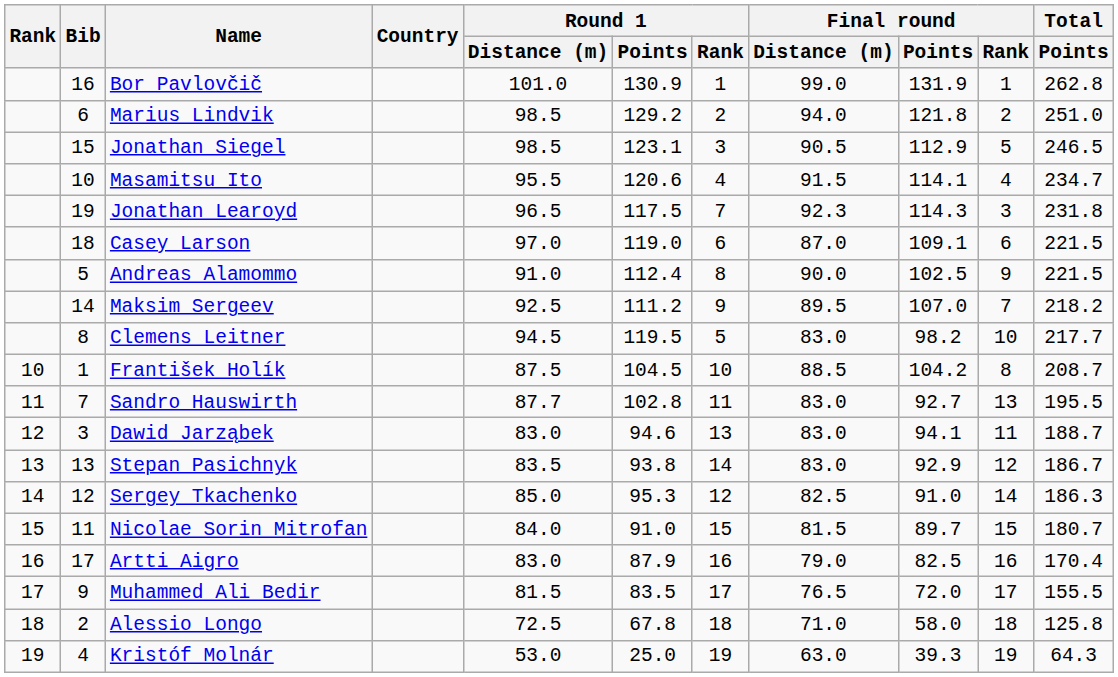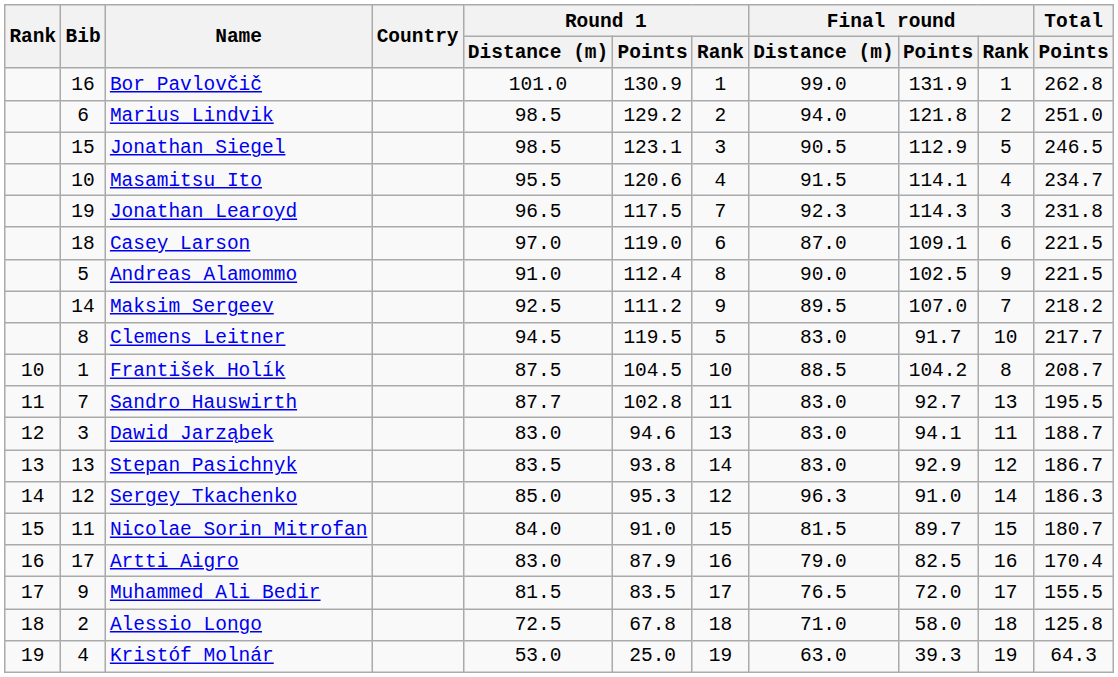(938, 338) 98.2 -> (938, 338) 91.7
(823, 497) 82.5 -> (823, 497) 96.3
